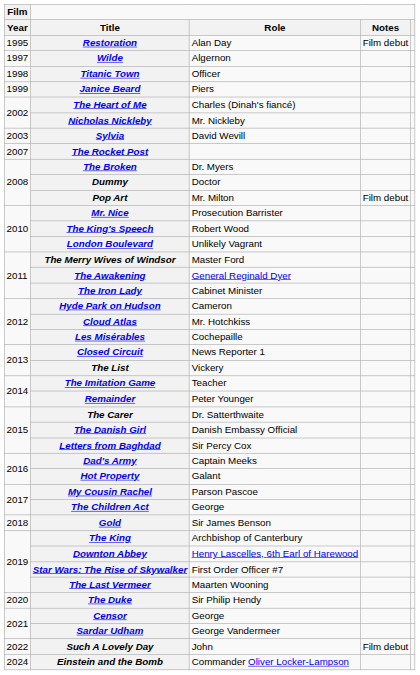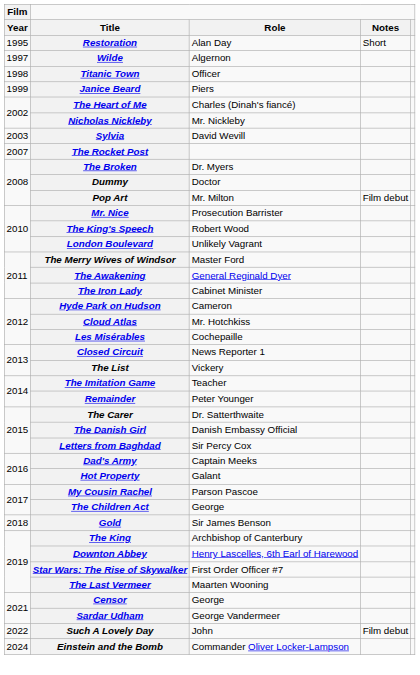(386, 43) Film debut -> (374, 43) Short
- row: (110, 600)
